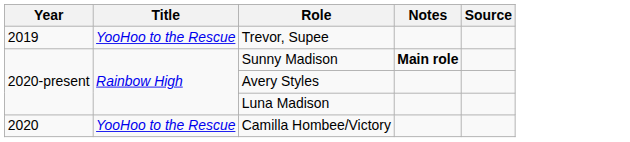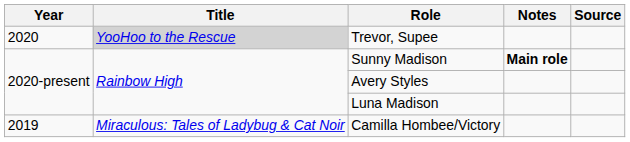(23, 37) 2019 -> (23, 37) 2020
(166, 37) no background -> (166, 37) lightgrey background
(23, 125) 2020 -> (23, 125) 2019
(166, 125) YooHoo to the Rescue -> (220, 125) Miraculous: Tales of Ladybug & Cat Noir
